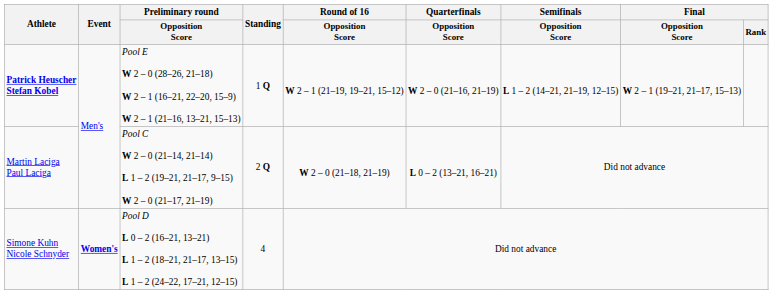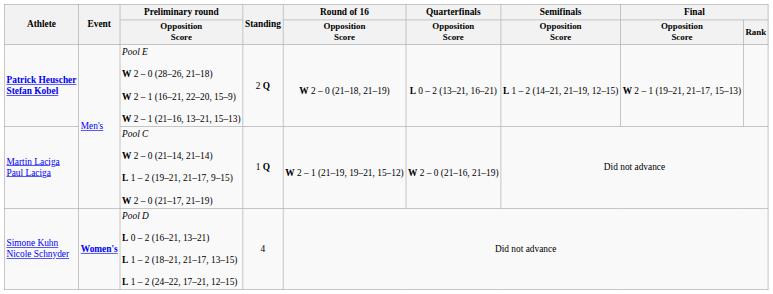(263, 86) 1 Q -> (263, 86) 2 Q
(344, 91) W 2 – 1 (21–19, 19–21, 15–12) -> (344, 91) W 2 – 0 (21–18, 21–19)
(453, 91) W 2 – 0 (21–16, 21–19) -> (453, 91) L 0 – 2 (13–21, 16–21)
(263, 167) 2 Q -> (263, 167) 1 Q
(344, 173) W 2 – 0 (21–18, 21–19) -> (344, 173) W 2 – 1 (21–19, 19–21, 15–12)
(453, 173) L 0 – 2 (13–21, 16–21) -> (453, 173) W 2 – 0 (21–16, 21–19)
